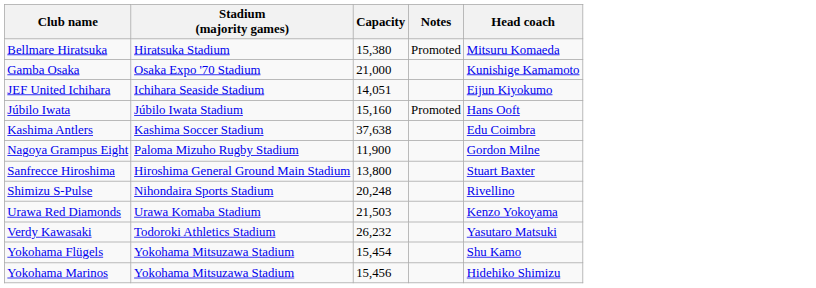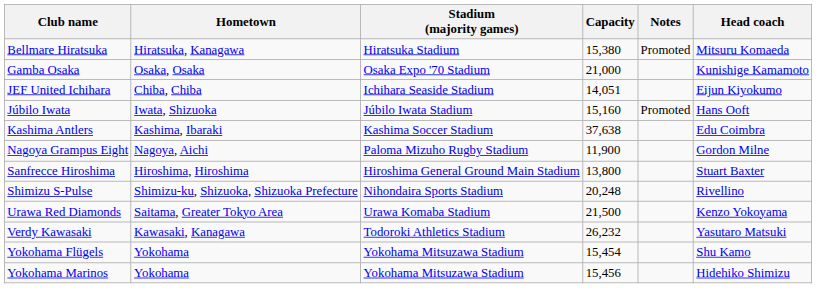+ column: (246, 21)
(374, 211) 21,503 -> (603, 211) 21,500
